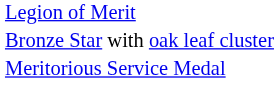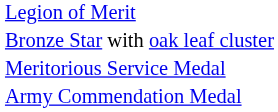+ row: (123, 96)
